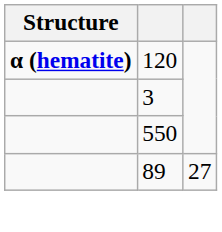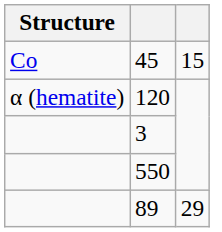+ row: (147, 60)
(71, 60) bold -> (67, 97) normal
(200, 171) 27 -> (192, 208) 29
